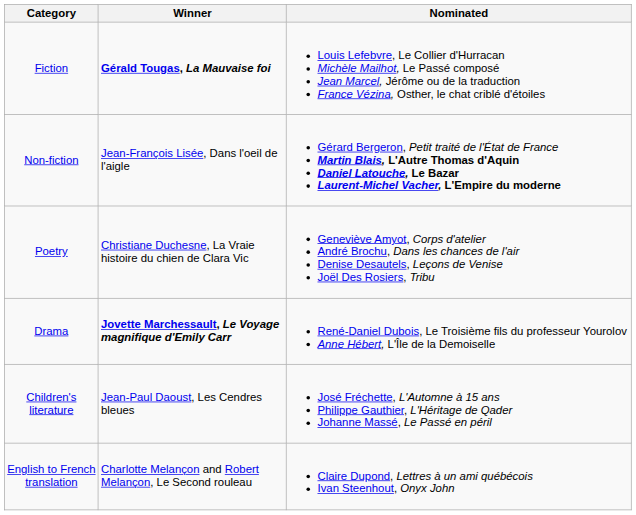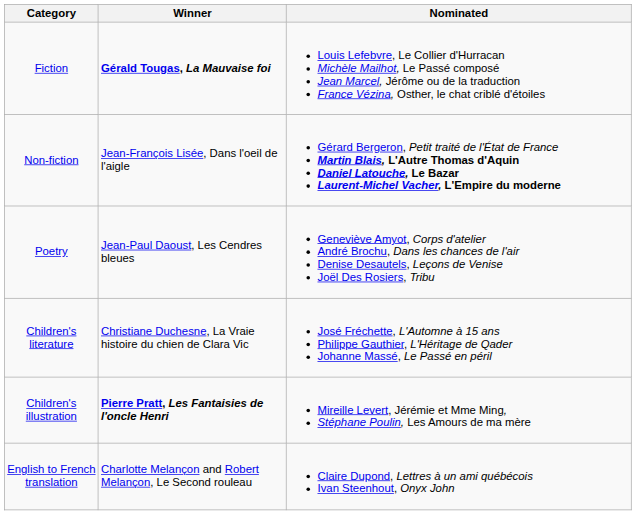(178, 252) Christiane Duchesne, La Vraie histoire du chien de Clara Vic -> (182, 252) Jean-Paul Daoust, Les Cendres bleues
- row: (51, 331)
(182, 403) Jean-Paul Daoust, Les Cendres bleues -> (178, 337) Christiane Duchesne, La Vraie histoire du chien de Clara Vic
+ row: (51, 410)
